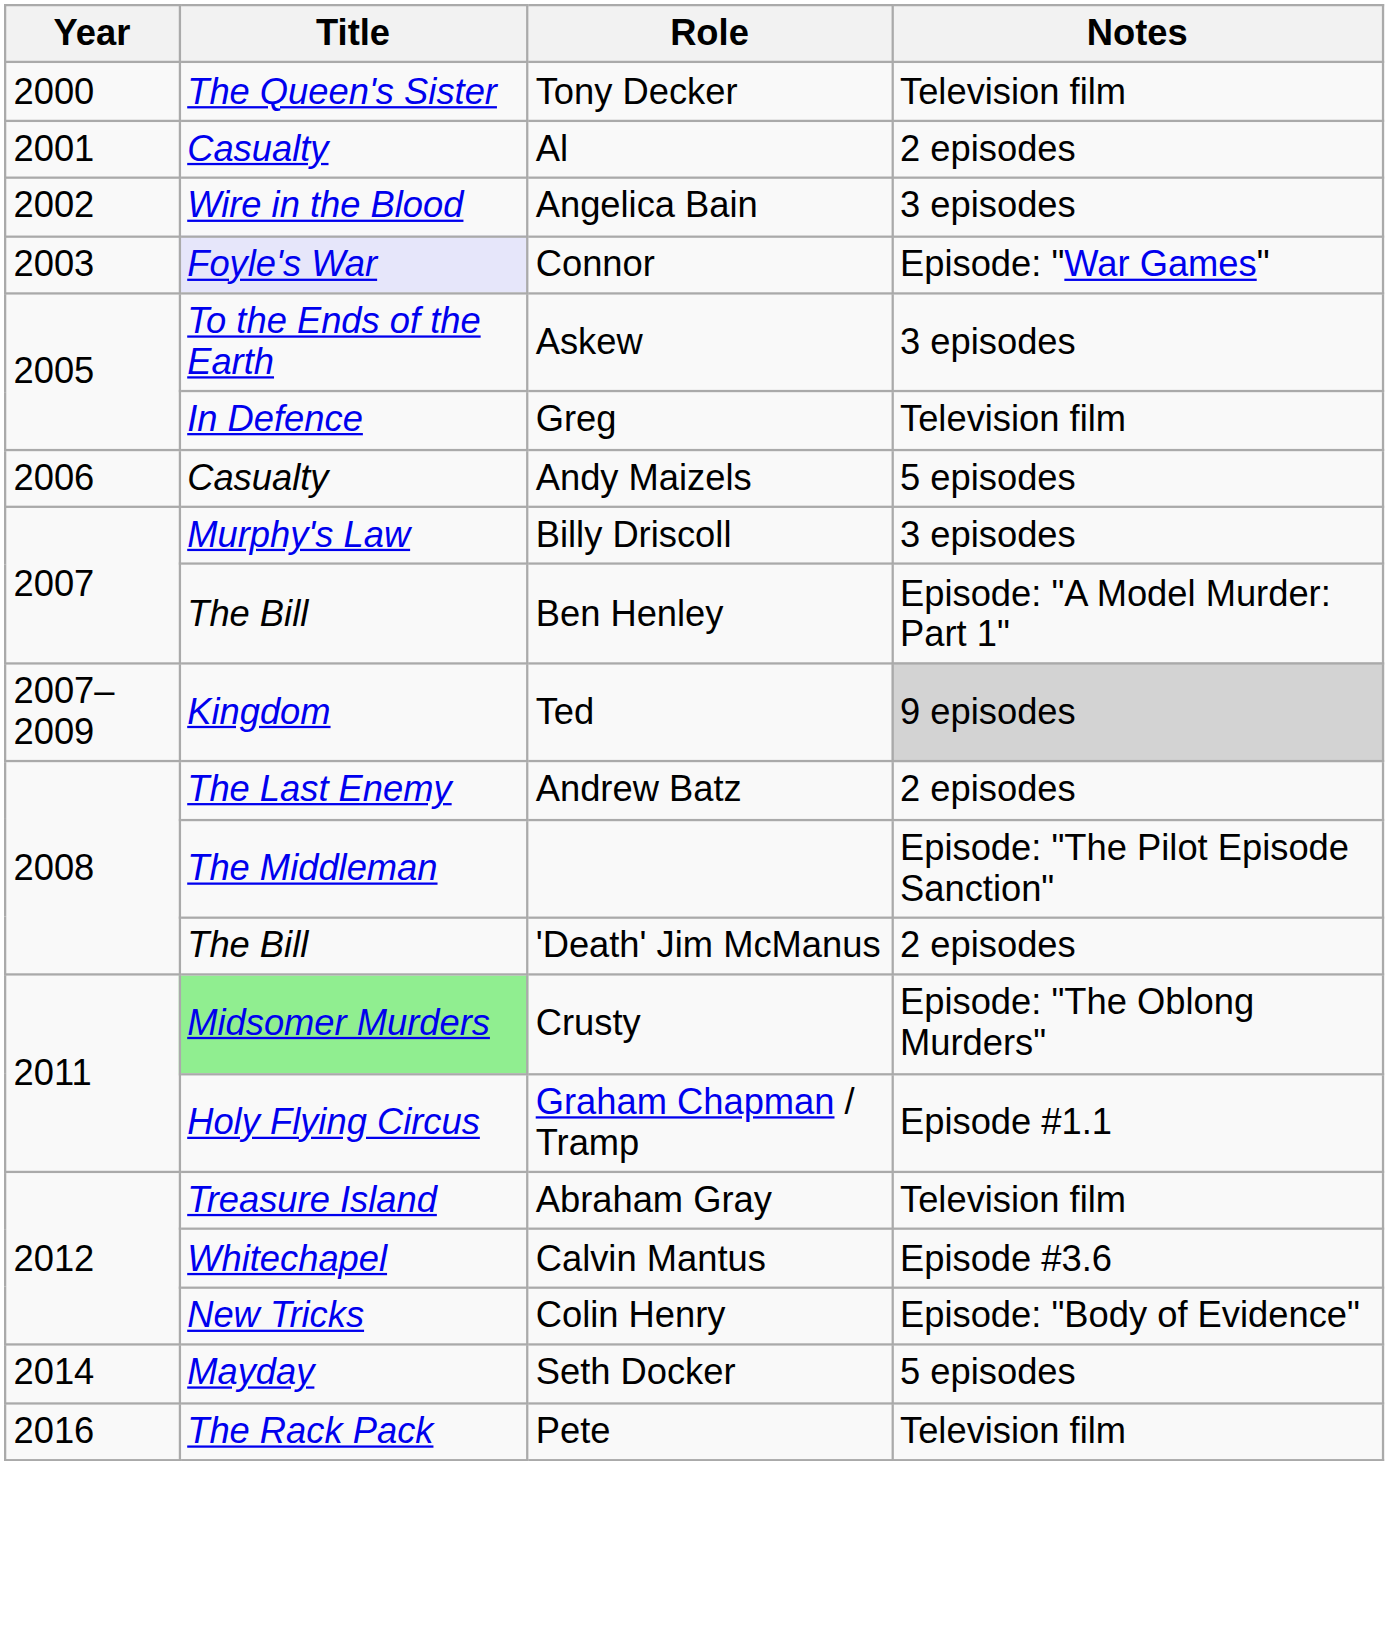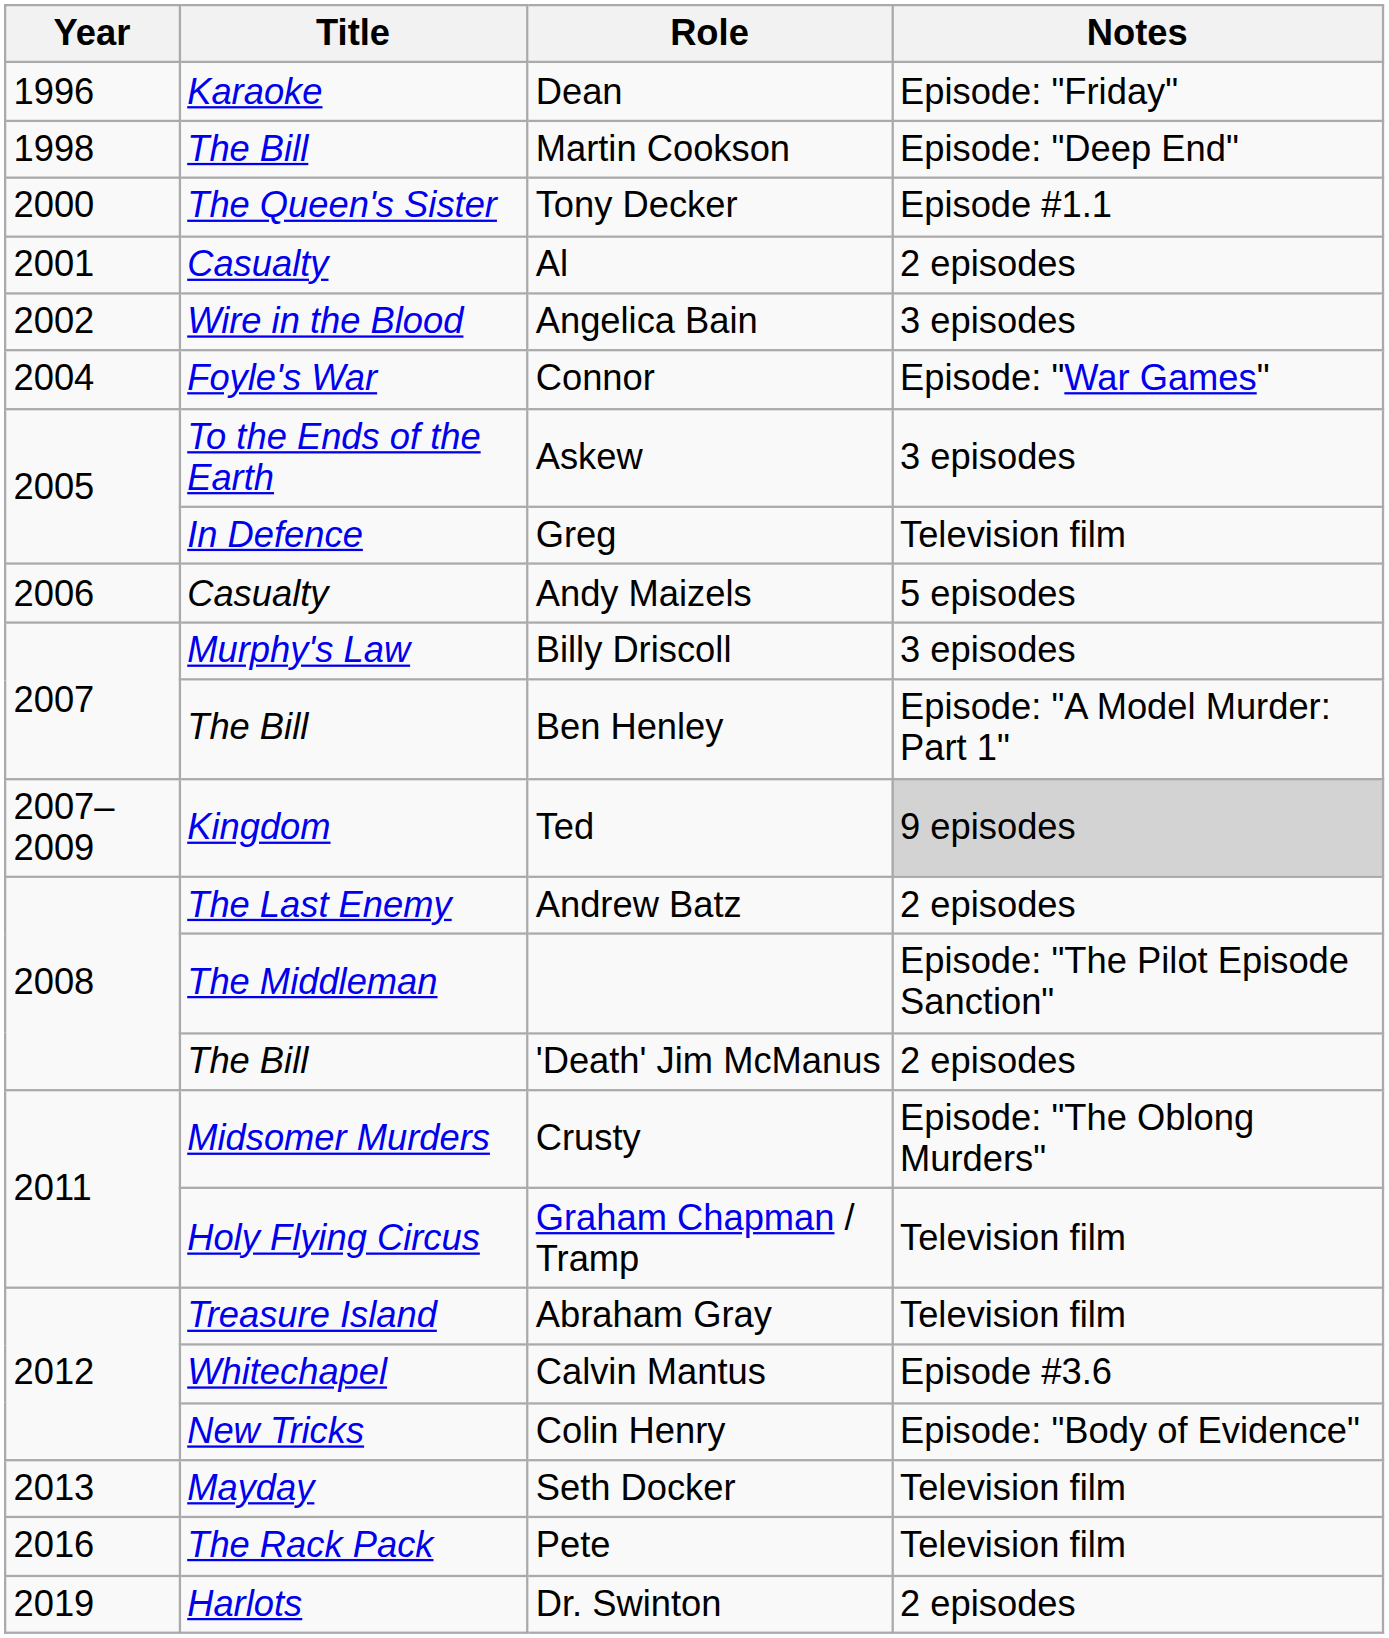+ row: (579, 90)
+ row: (663, 148)
(1013, 90) Television film -> (1006, 206) Episode #1.1
(54, 263) 2003 -> (54, 378) 2004
(282, 263) lavender background -> (282, 378) no background
(339, 1023) lightgreen background -> (339, 1138) no background
(1006, 1122) Episode #1.1 -> (1013, 1237) Television film
(54, 1372) 2014 -> (54, 1488) 2013
(988, 1372) 5 episodes -> (1013, 1488) Television film
+ row: (629, 1603)
